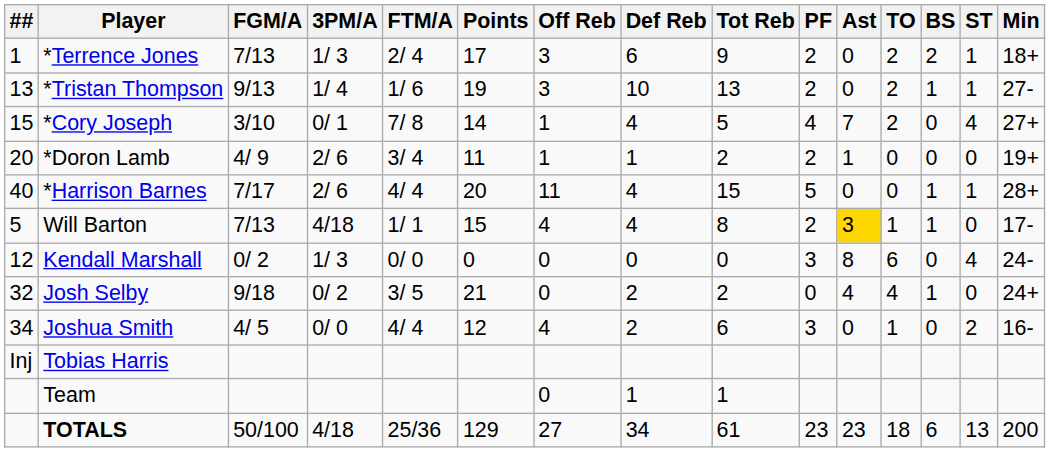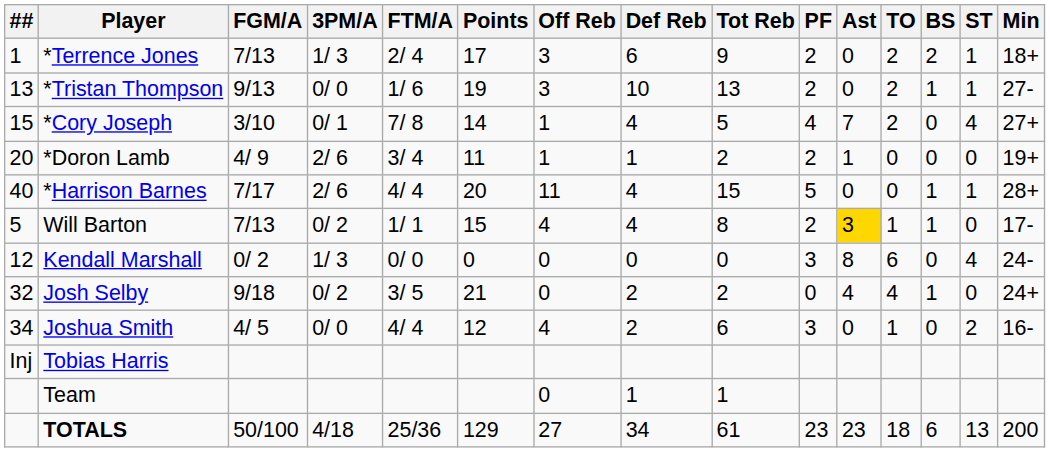(330, 89) 1/ 4 -> (330, 89) 0/ 0
(333, 225) 4/18 -> (330, 225) 0/ 2
